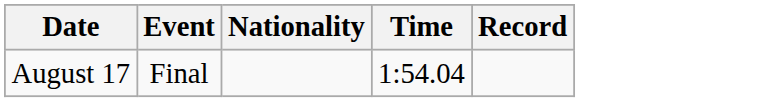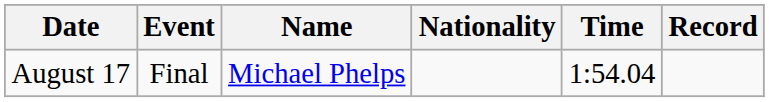+ column: (317, 27)
